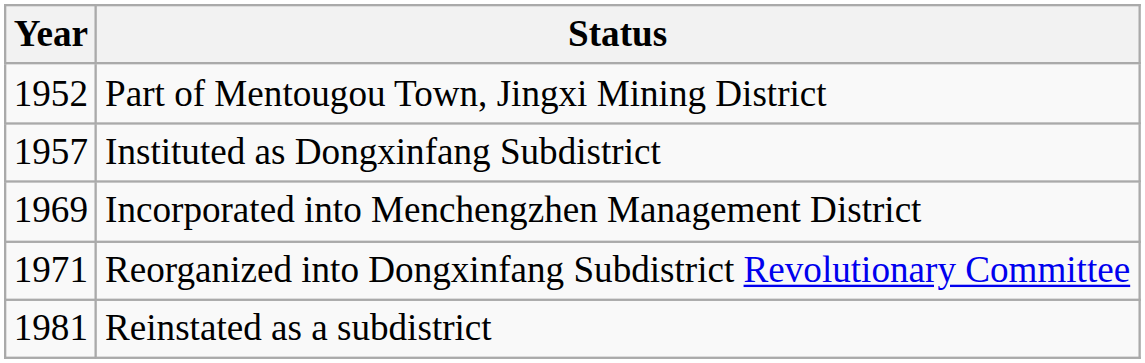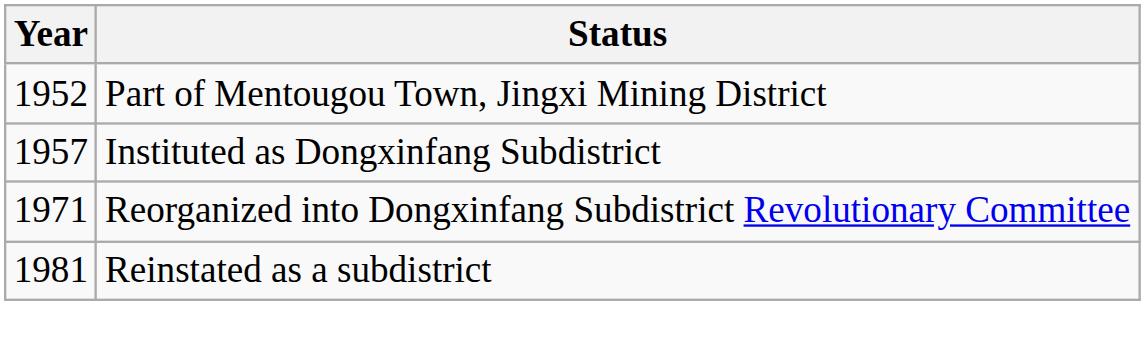- row: (513, 210)
